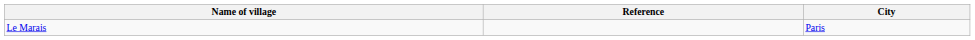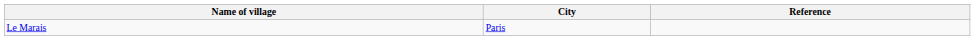columns swapped: (887, 12) <-> (643, 12)
